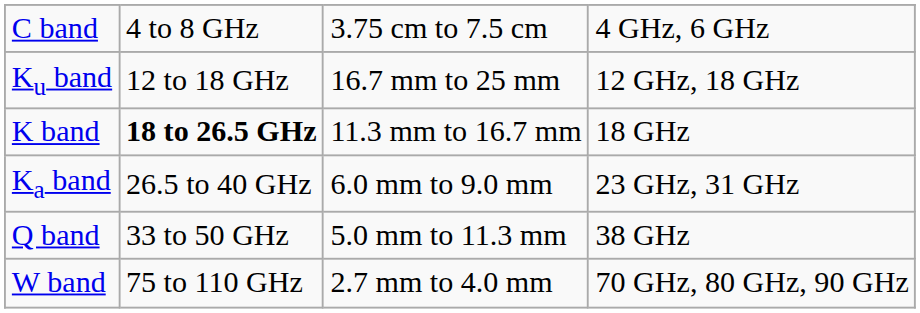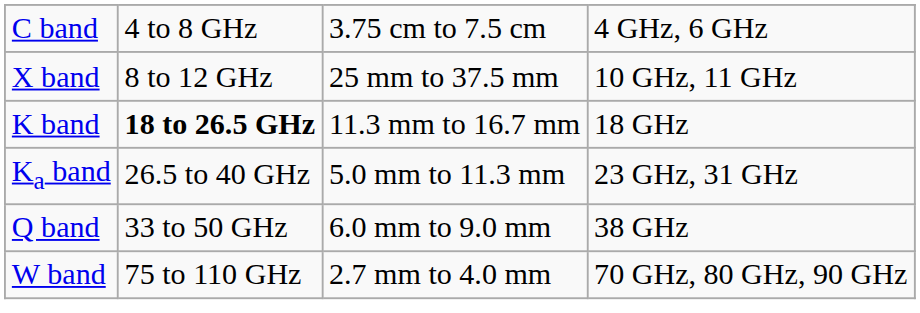+ row: (56, 76)
- row: (62, 79)
(442, 183) 6.0 mm to 9.0 mm -> (447, 175) 5.0 mm to 11.3 mm
(448, 234) 5.0 mm to 11.3 mm -> (440, 227) 6.0 mm to 9.0 mm
